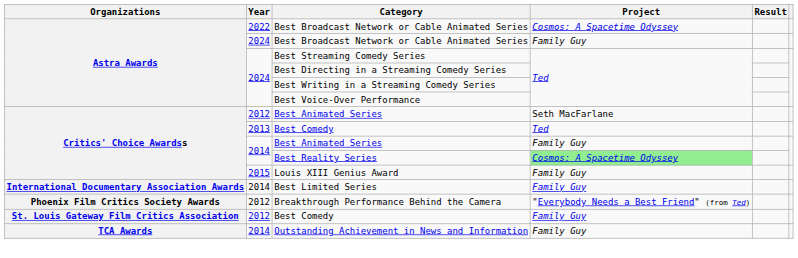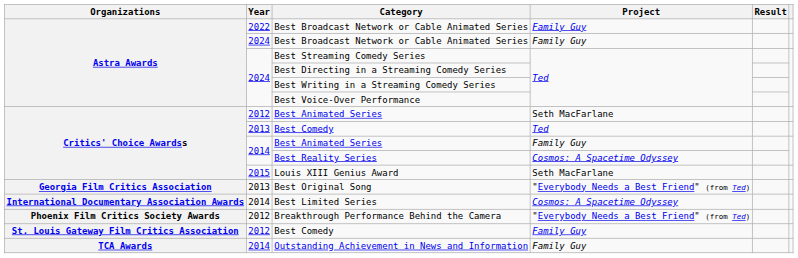(605, 26) Cosmos: A Spacetime Odyssey -> (559, 26) Family Guy
(605, 158) lightgreen background -> (605, 158) no background
(559, 172) Family Guy -> (573, 172) Seth MacFarlane
+ row: (259, 187)
(559, 187) Family Guy -> (605, 202) Cosmos: A Spacetime Odyssey
